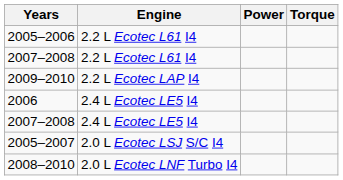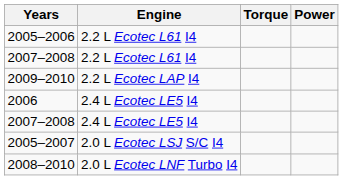columns swapped: (264, 15) <-> (312, 15)
